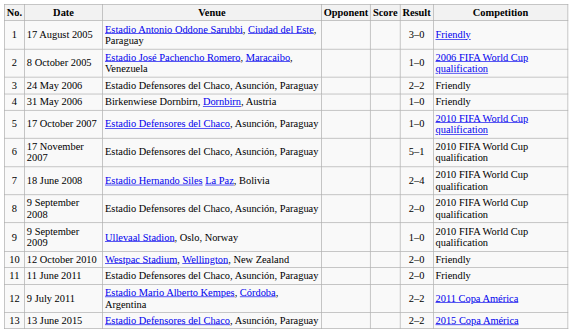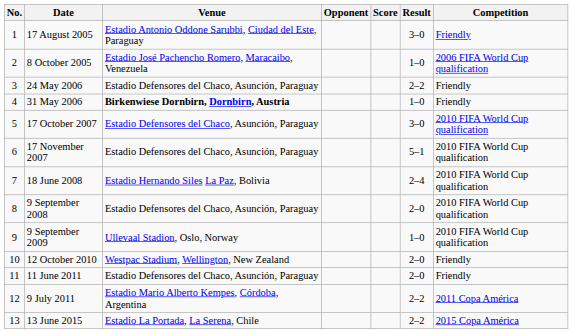(191, 102) normal -> (197, 102) bold
(417, 124) 1–0 -> (417, 124) 3–0
(212, 320) Estadio Defensores del Chaco, Asunción, Paraguay -> (182, 320) Estadio La Portada, La Serena, Chile
